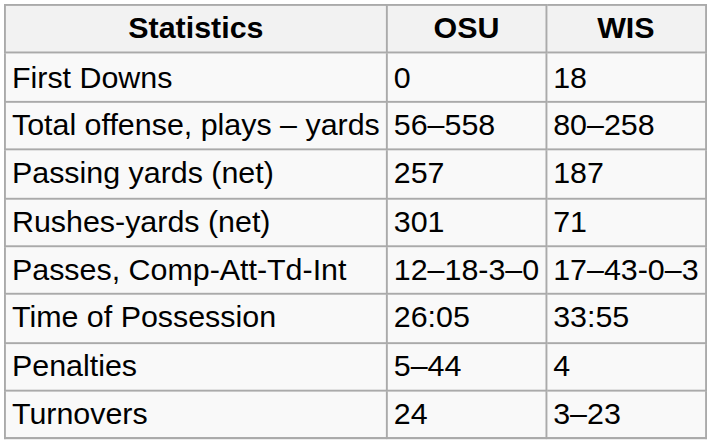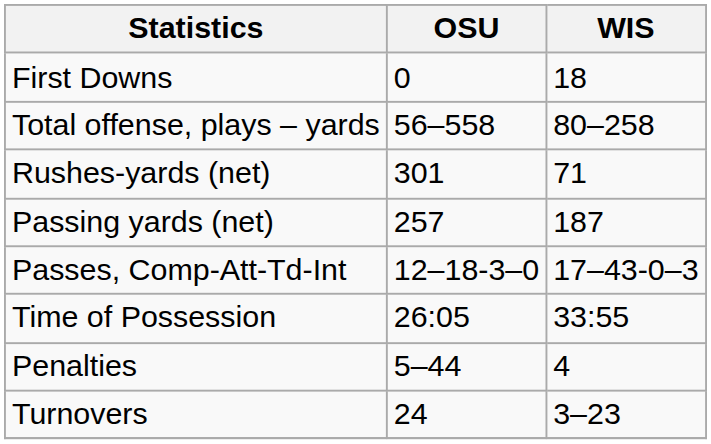rows swapped: (141, 221) <-> (143, 173)
